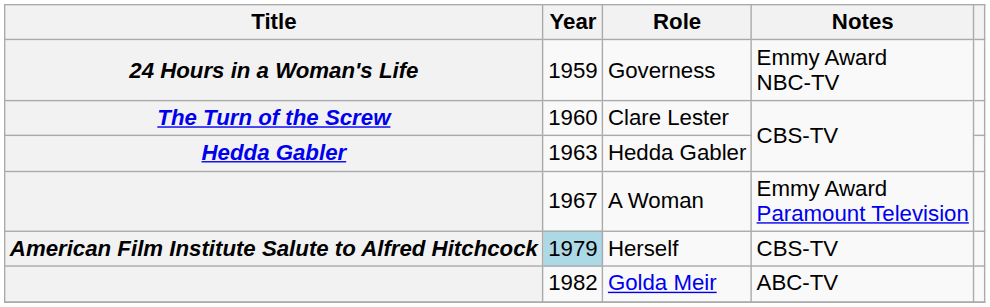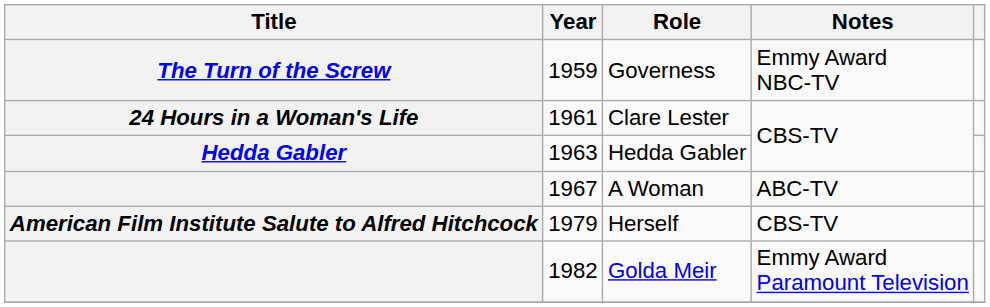(274, 69) 24 Hours in a Woman's Life -> (274, 69) The Turn of the Screw
(274, 117) The Turn of the Screw -> (274, 117) 24 Hours in a Woman's Life
(573, 117) 1960 -> (573, 117) 1961
(863, 200) Emmy Award Paramount Television -> (797, 188) ABC-TV
(573, 248) lightblue background -> (573, 223) no background
(797, 283) ABC-TV -> (863, 271) Emmy Award Paramount Television
